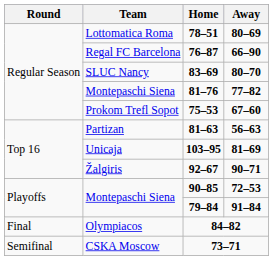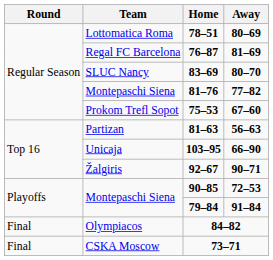(246, 52) 66–90 -> (246, 52) 81–69
(246, 149) 81–69 -> (246, 149) 66–90
(30, 245) Semifinal -> (19, 245) Final
